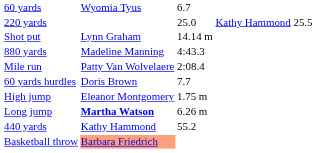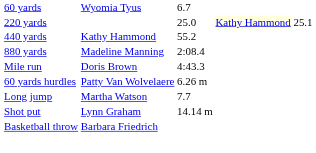(253, 22) no background -> (253, 22) lightyellow background
(303, 22) 25.5 -> (303, 22) 25.1
rows swapped: (25, 127) <-> (22, 37)
(191, 52) 4:43.3 -> (191, 52) 2:08.4
(128, 67) Patty Van Wolvelaere -> (109, 67) Doris Brown
(191, 67) 2:08.4 -> (191, 67) 4:43.3
(109, 82) Doris Brown -> (128, 82) Patty Van Wolvelaere
(184, 82) 7.7 -> (192, 82) 6.26 m
- row: (27, 97)
(117, 112) bold -> (114, 97) normal
(192, 112) 6.26 m -> (184, 97) 7.7
(119, 141) lightsalmon background -> (119, 127) no background
